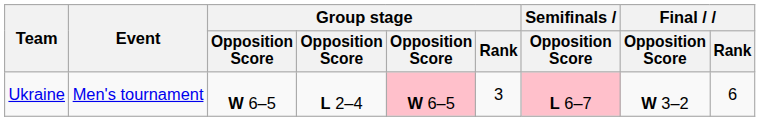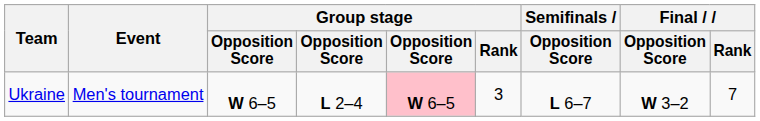(571, 104) pink background -> (571, 104) no background
(732, 95) 6 -> (732, 95) 7
